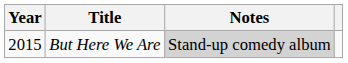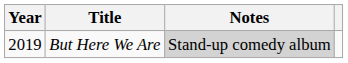(25, 44) 2015 -> (25, 44) 2019
